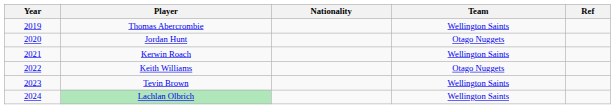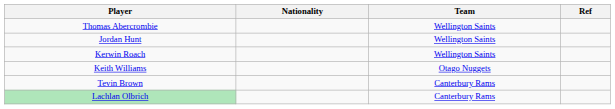- column: (33, 12)
(478, 40) Otago Nuggets -> (465, 40) Wellington Saints
(478, 83) Wellington Saints -> (465, 83) Canterbury Rams
(478, 97) Wellington Saints -> (465, 97) Canterbury Rams
